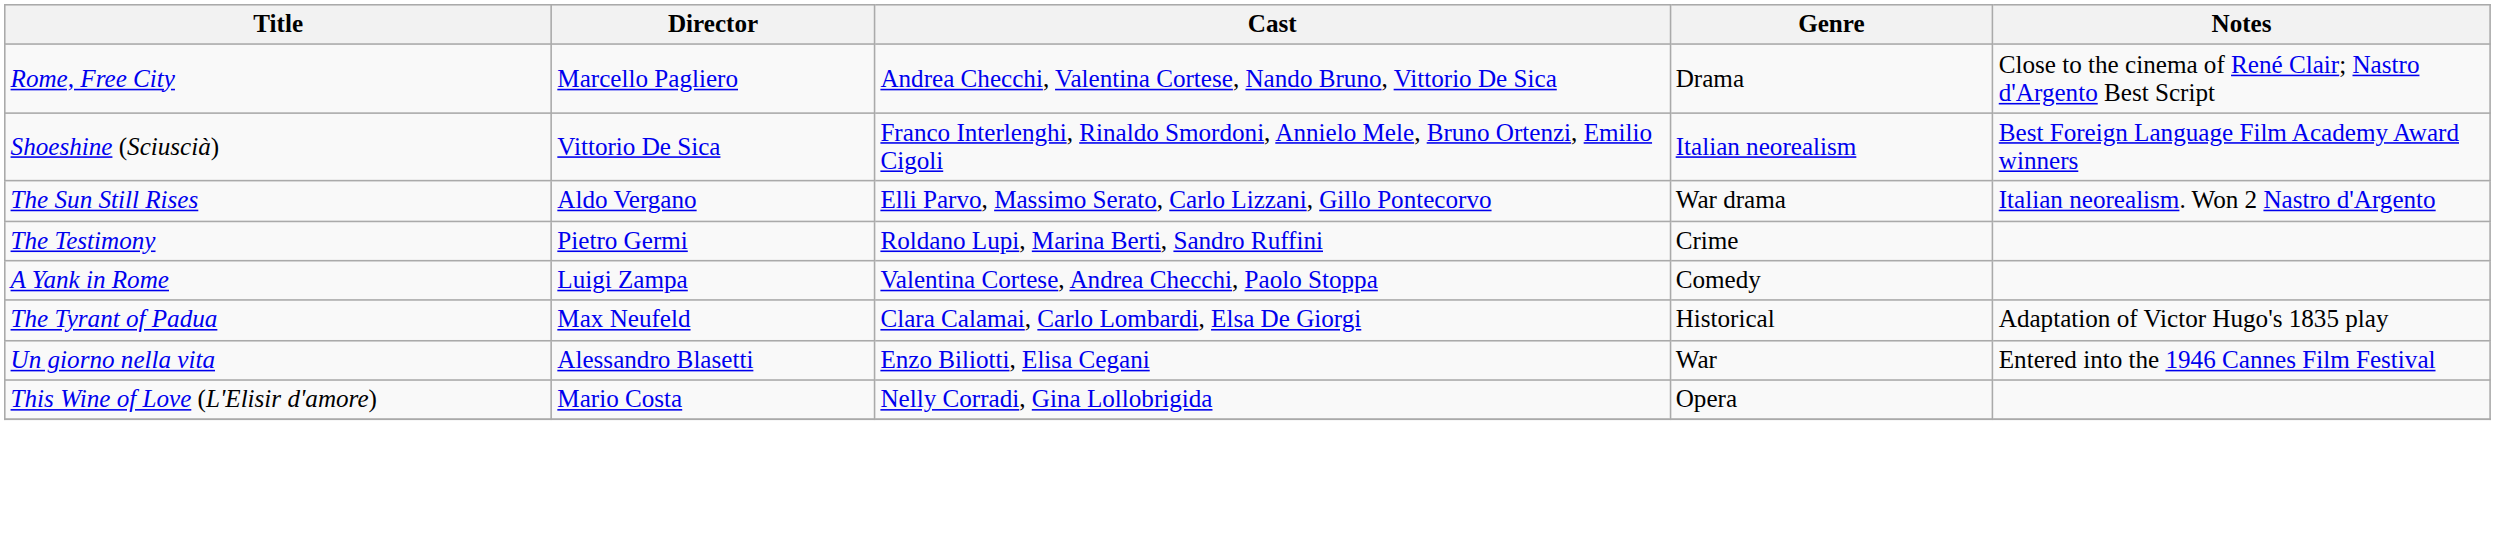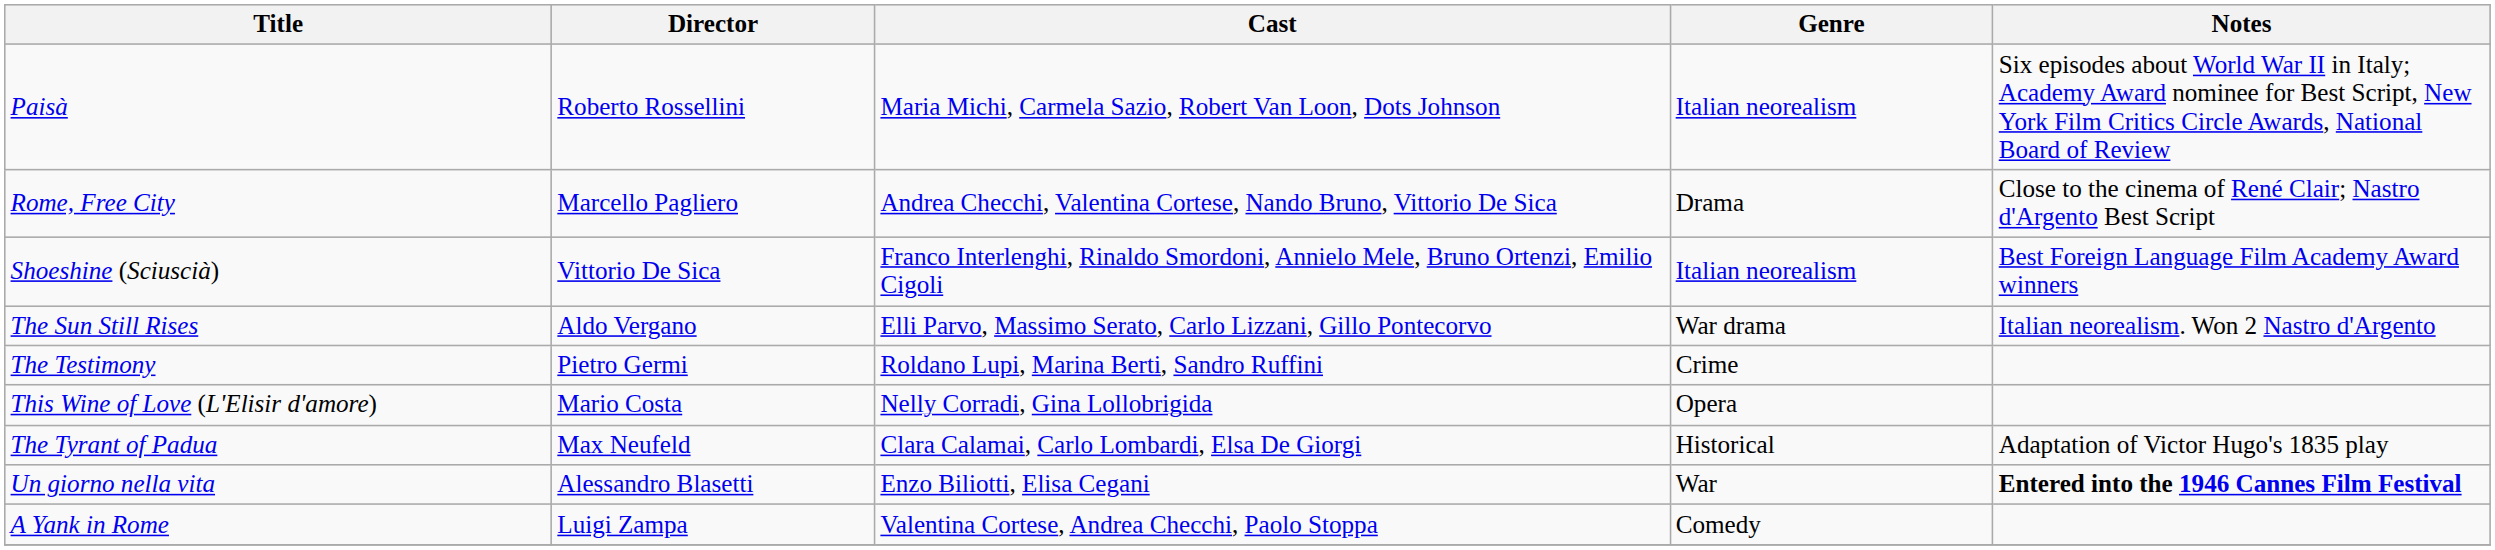+ row: (39, 106)
rows swapped: (194, 399) <-> (90, 280)
(2217, 359) normal -> (2230, 484) bold
